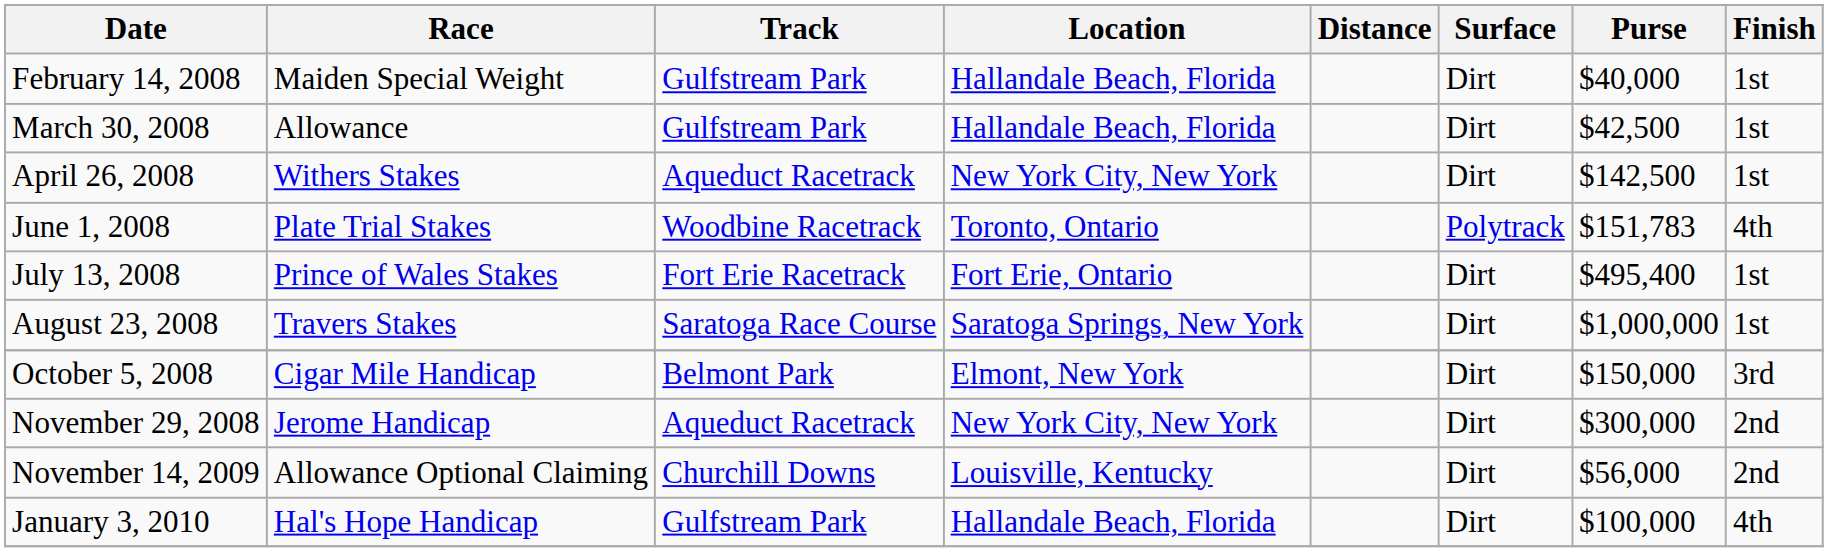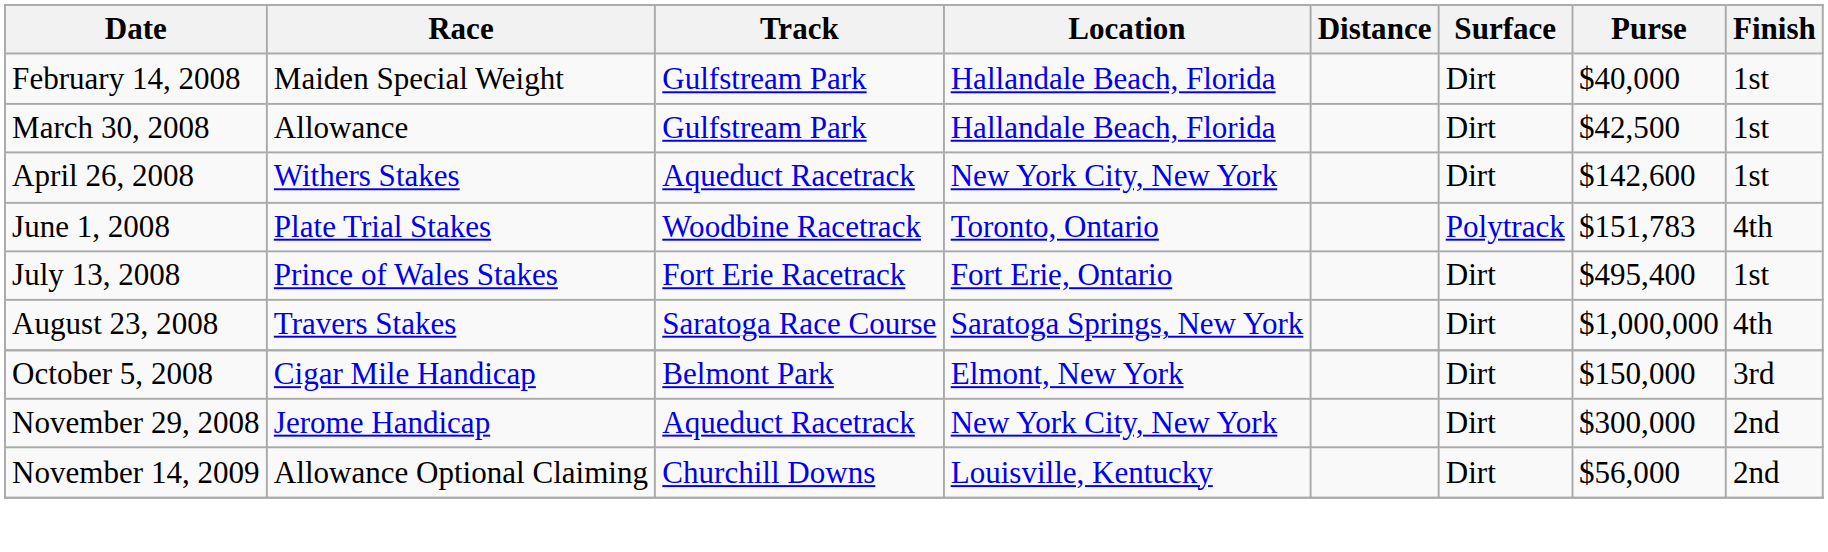(1637, 176) $142,500 -> (1637, 176) $142,600
(1751, 324) 1st -> (1753, 324) 4th
- row: (111, 521)
